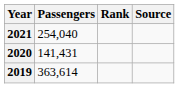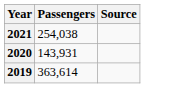- column: (115, 14)
(58, 33) 254,040 -> (58, 33) 254,038
(58, 53) 141,431 -> (58, 53) 143,931
